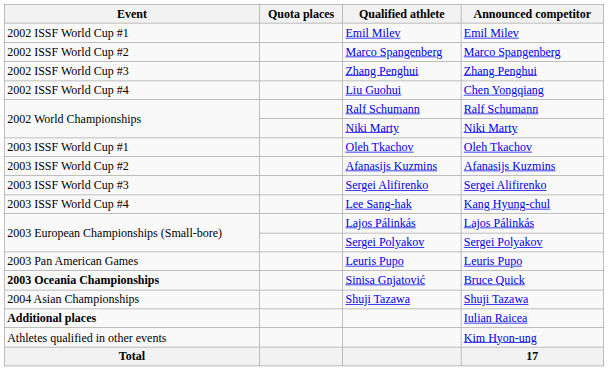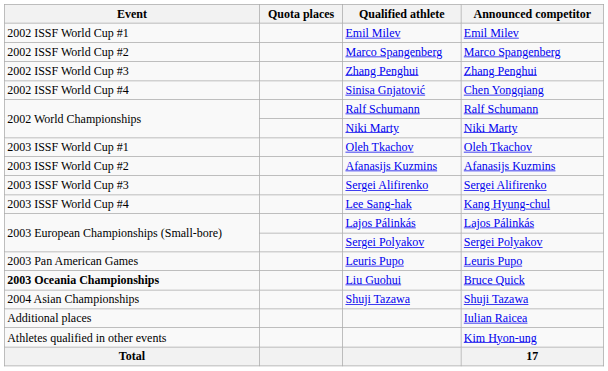(373, 90) Liu Guohui -> (385, 90) Sinisa Gnjatović
(385, 280) Sinisa Gnjatović -> (373, 280) Liu Guohui
(52, 318) bold -> (49, 318) normal
